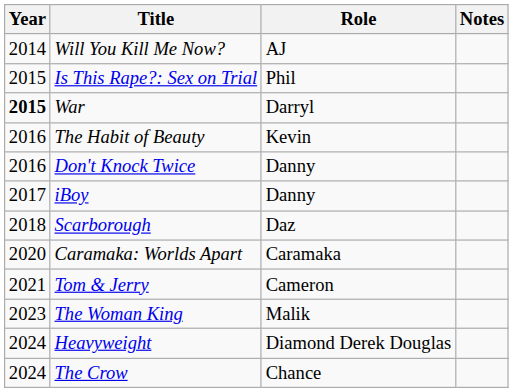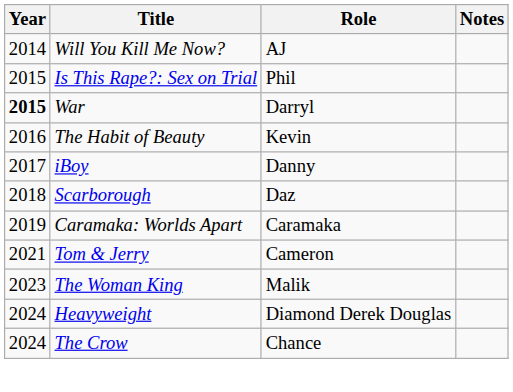- row: (125, 166)
(27, 254) 2020 -> (27, 225) 2019
